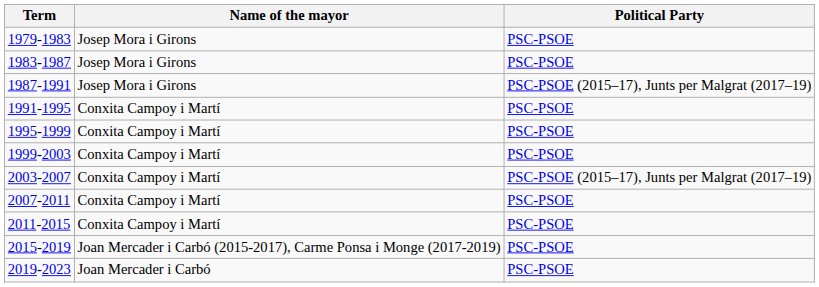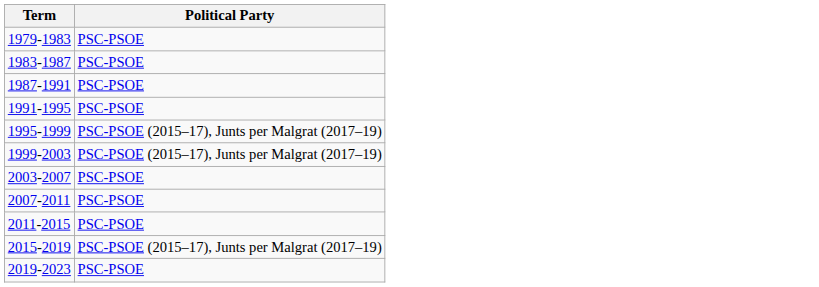- column: (289, 16)
(659, 85) PSC-PSOE (2015–17), Junts per Malgrat (2017–19) -> (111, 85) PSC-PSOE
(540, 131) PSC-PSOE -> (230, 131) PSC-PSOE (2015–17), Junts per Malgrat (2017–19)
(540, 154) PSC-PSOE -> (230, 154) PSC-PSOE (2015–17), Junts per Malgrat (2017–19)
(659, 177) PSC-PSOE (2015–17), Junts per Malgrat (2017–19) -> (111, 177) PSC-PSOE
(540, 246) PSC-PSOE -> (230, 246) PSC-PSOE (2015–17), Junts per Malgrat (2017–19)
